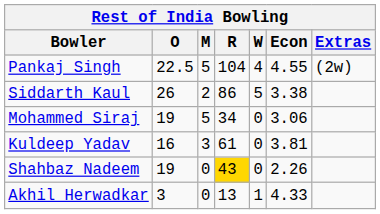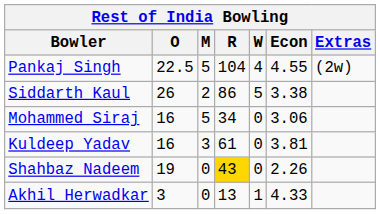(166, 119) 19 -> (166, 119) 16
